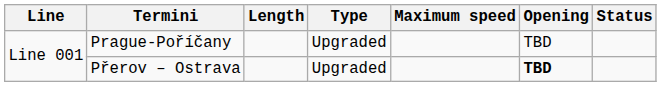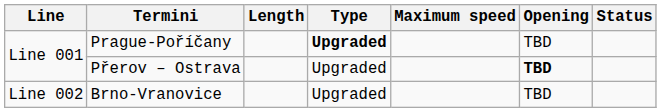(349, 43) normal -> (349, 43) bold
+ row: (156, 95)
